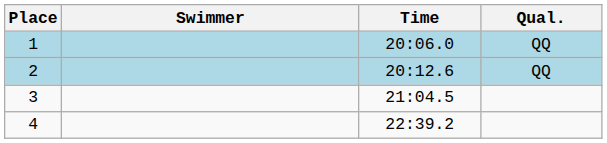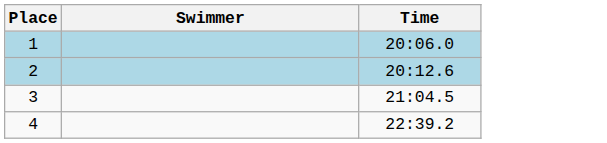- column: (541, 18)
